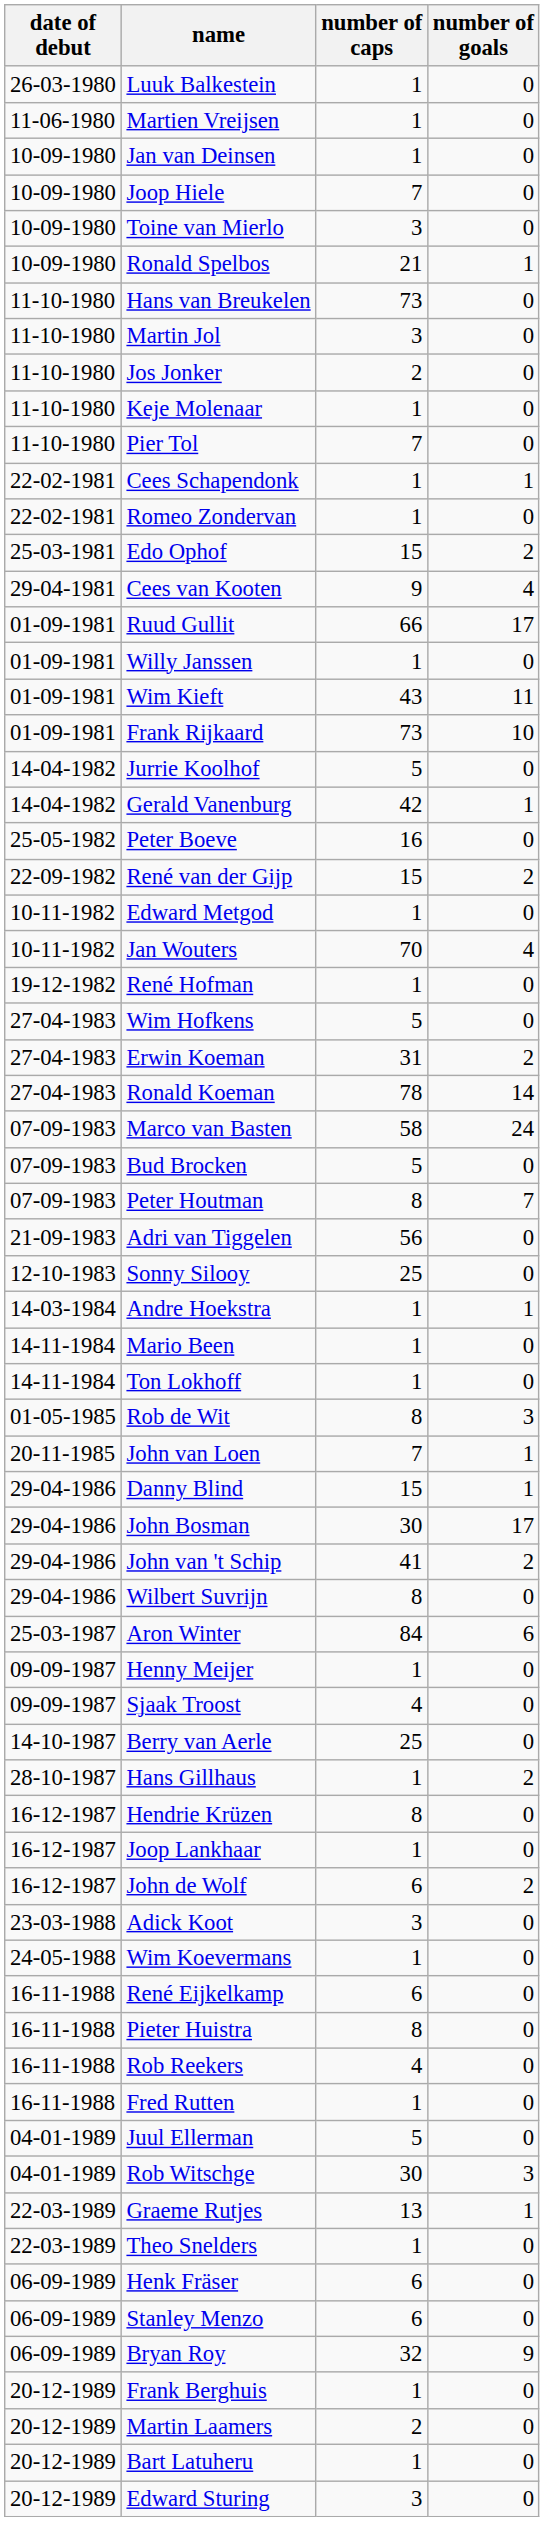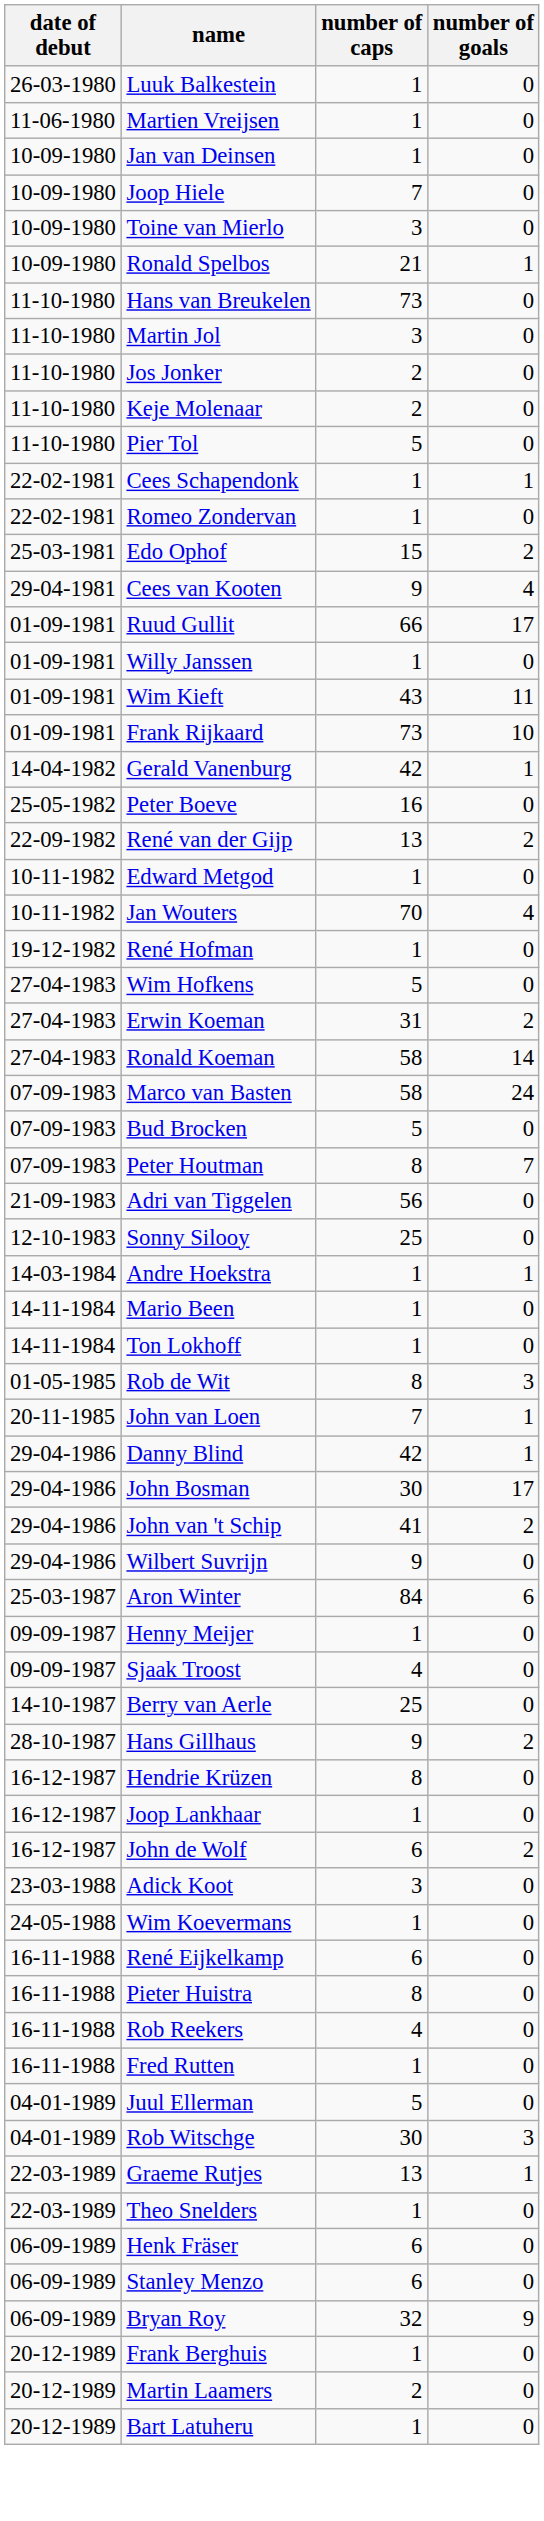(417, 408) 1 -> (417, 408) 2
(417, 444) 7 -> (417, 444) 5
- row: (193, 768)
(411, 876) 15 -> (411, 840) 13
(411, 1093) 78 -> (411, 1056) 58
(411, 1489) 15 -> (411, 1453) 42
(417, 1597) 8 -> (417, 1561) 9
(417, 1777) 1 -> (417, 1741) 9
- row: (198, 2498)
